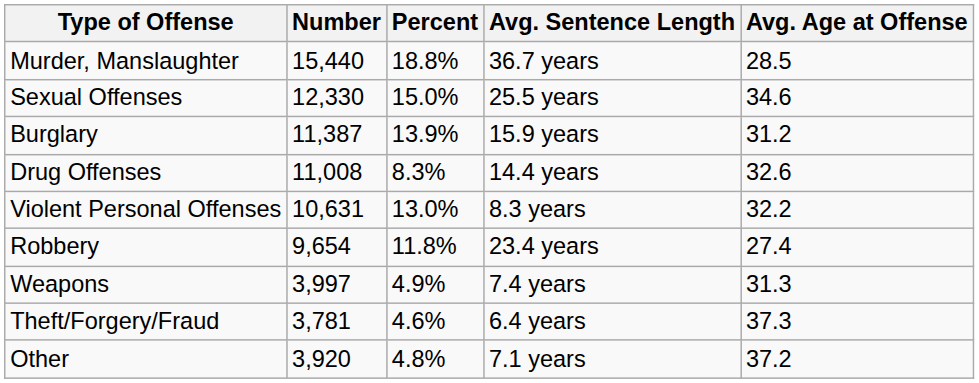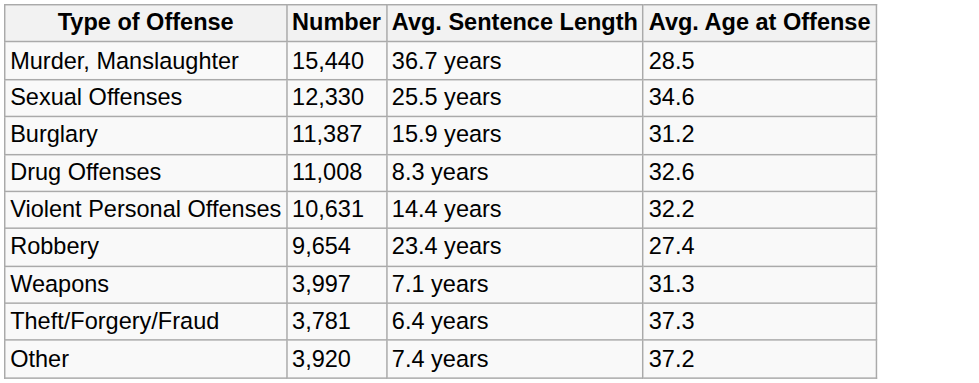- column: (435, 23)
(544, 172) 14.4 years -> (440, 172) 8.3 years
(537, 209) 8.3 years -> (447, 209) 14.4 years
(537, 284) 7.4 years -> (440, 284) 7.1 years
(537, 358) 7.1 years -> (440, 358) 7.4 years
